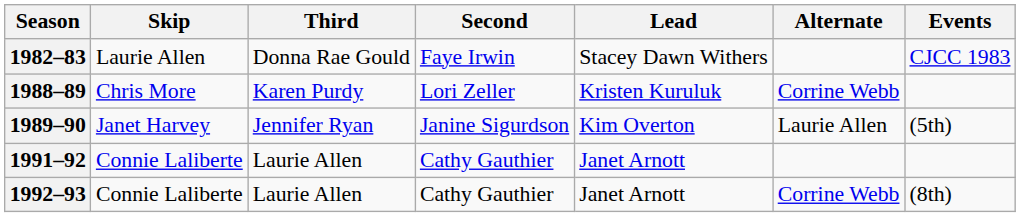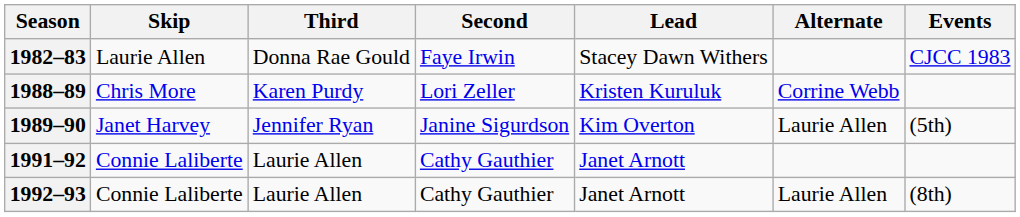(839, 194) Corrine Webb -> (832, 194) Laurie Allen
